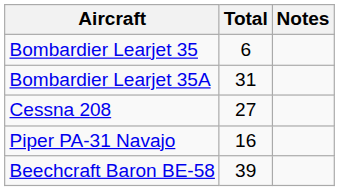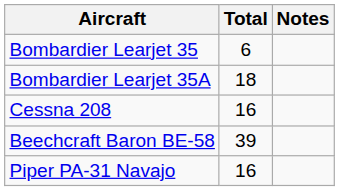(246, 79) 31 -> (246, 79) 18
(246, 110) 27 -> (246, 110) 16
rows swapped: (112, 170) <-> (92, 140)
